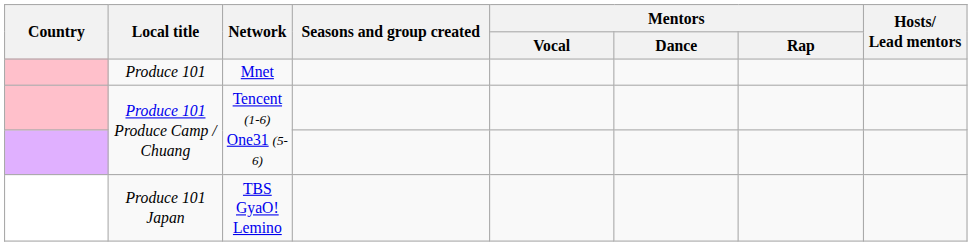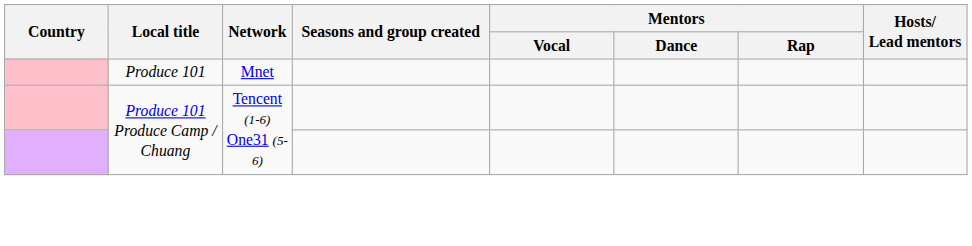- row: (165, 208)
